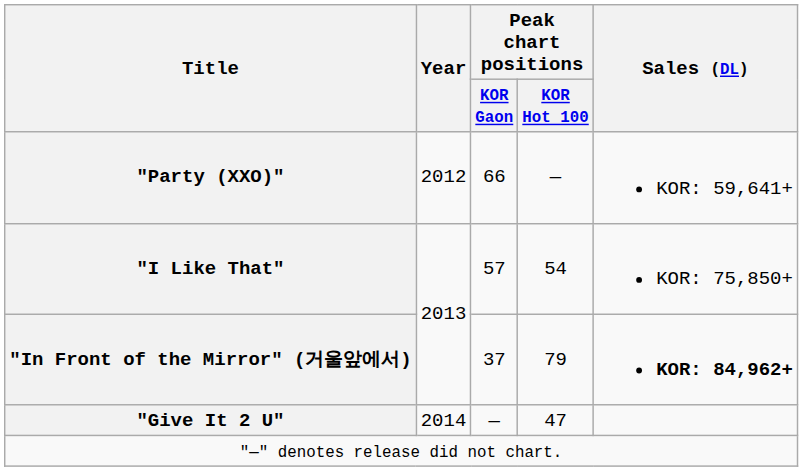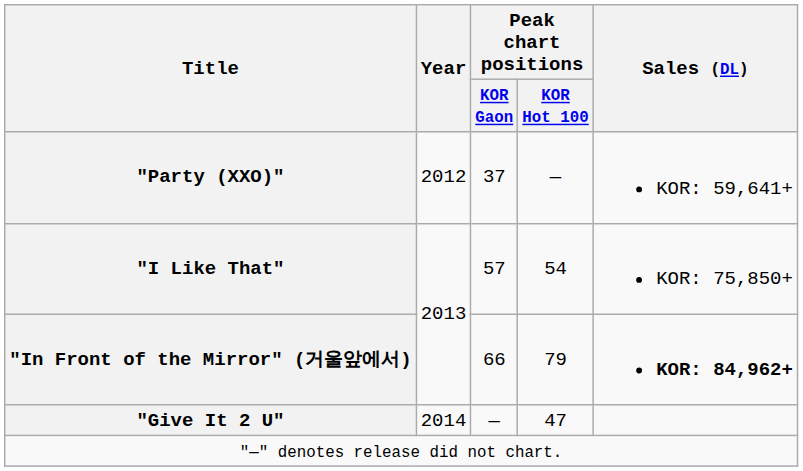(494, 178) 66 -> (494, 178) 37
(494, 359) 37 -> (494, 359) 66
